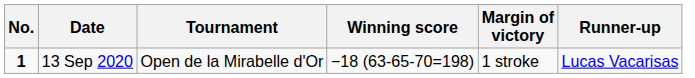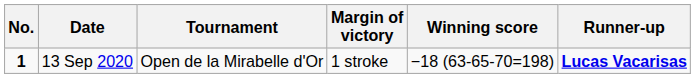columns swapped: (403, 26) <-> (518, 26)
(620, 61) normal -> (624, 61) bold
